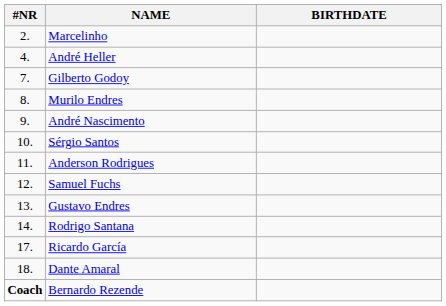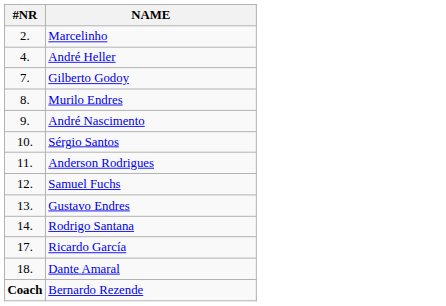- column: (349, 15)
